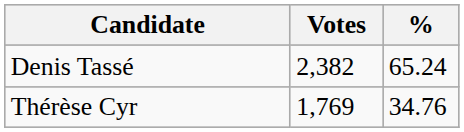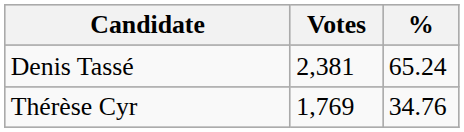(325, 65) 2,382 -> (325, 65) 2,381
